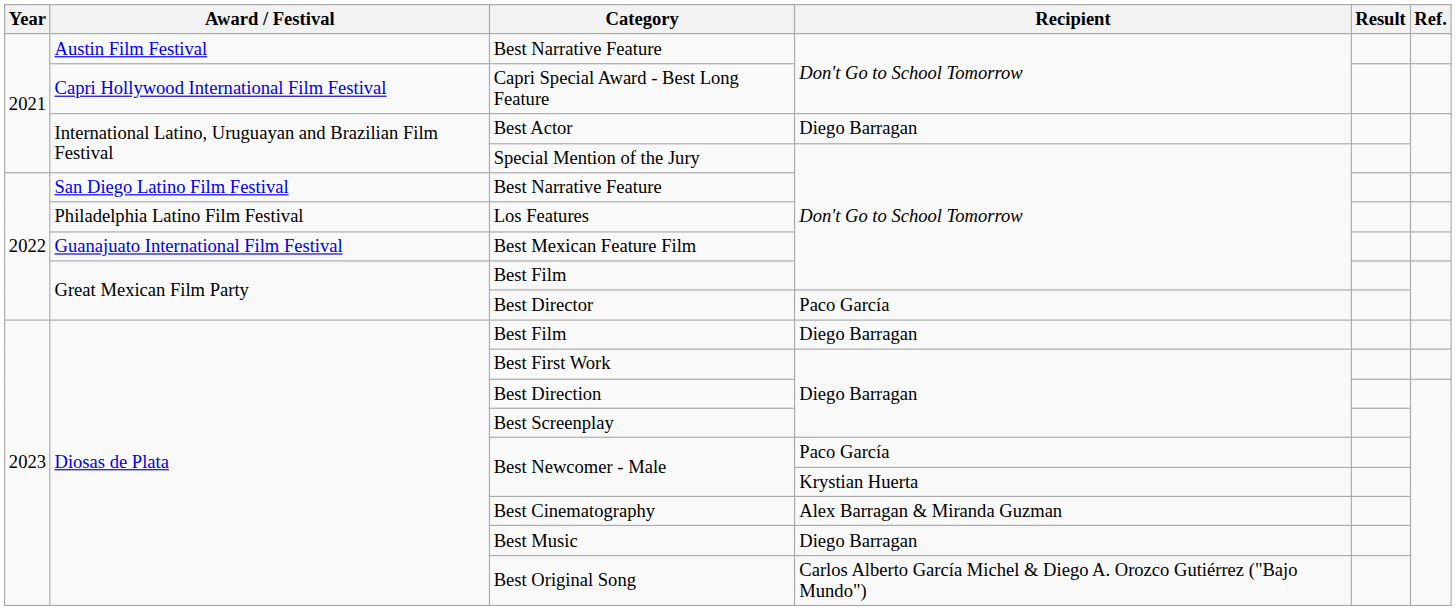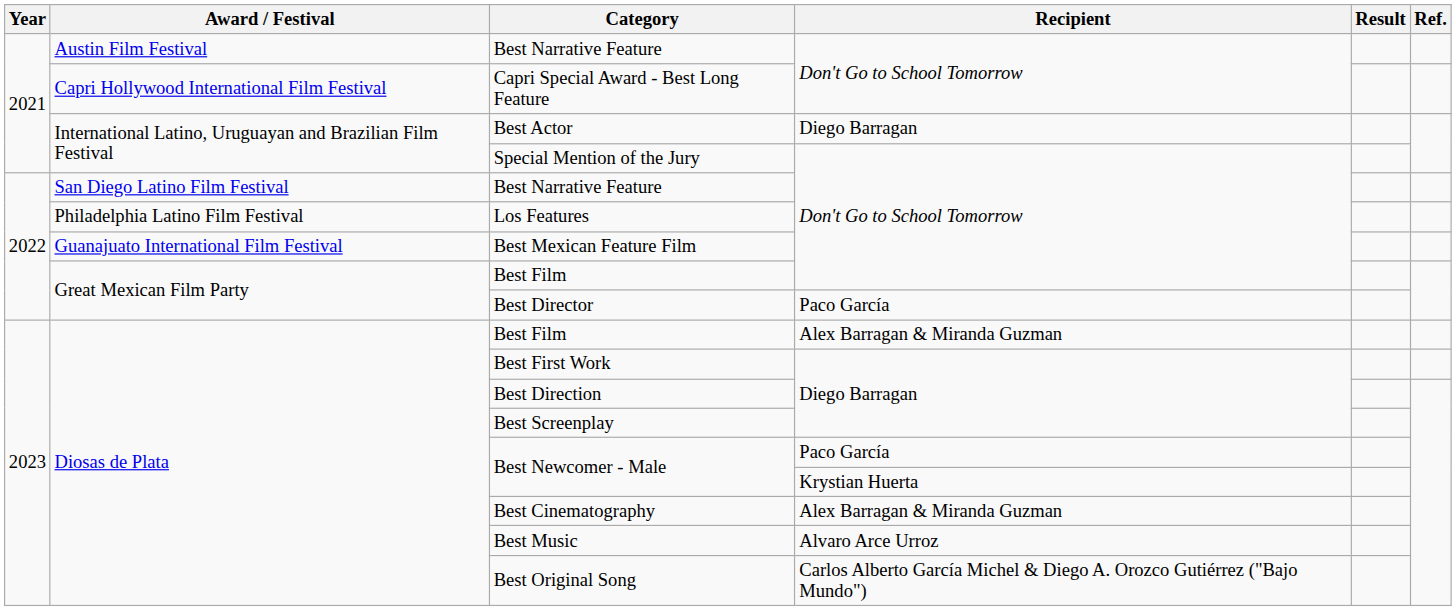(858, 334) Diego Barragan -> (931, 334) Alex Barragan & Miranda Guzman
(858, 540) Diego Barragan -> (869, 540) Alvaro Arce Urroz
